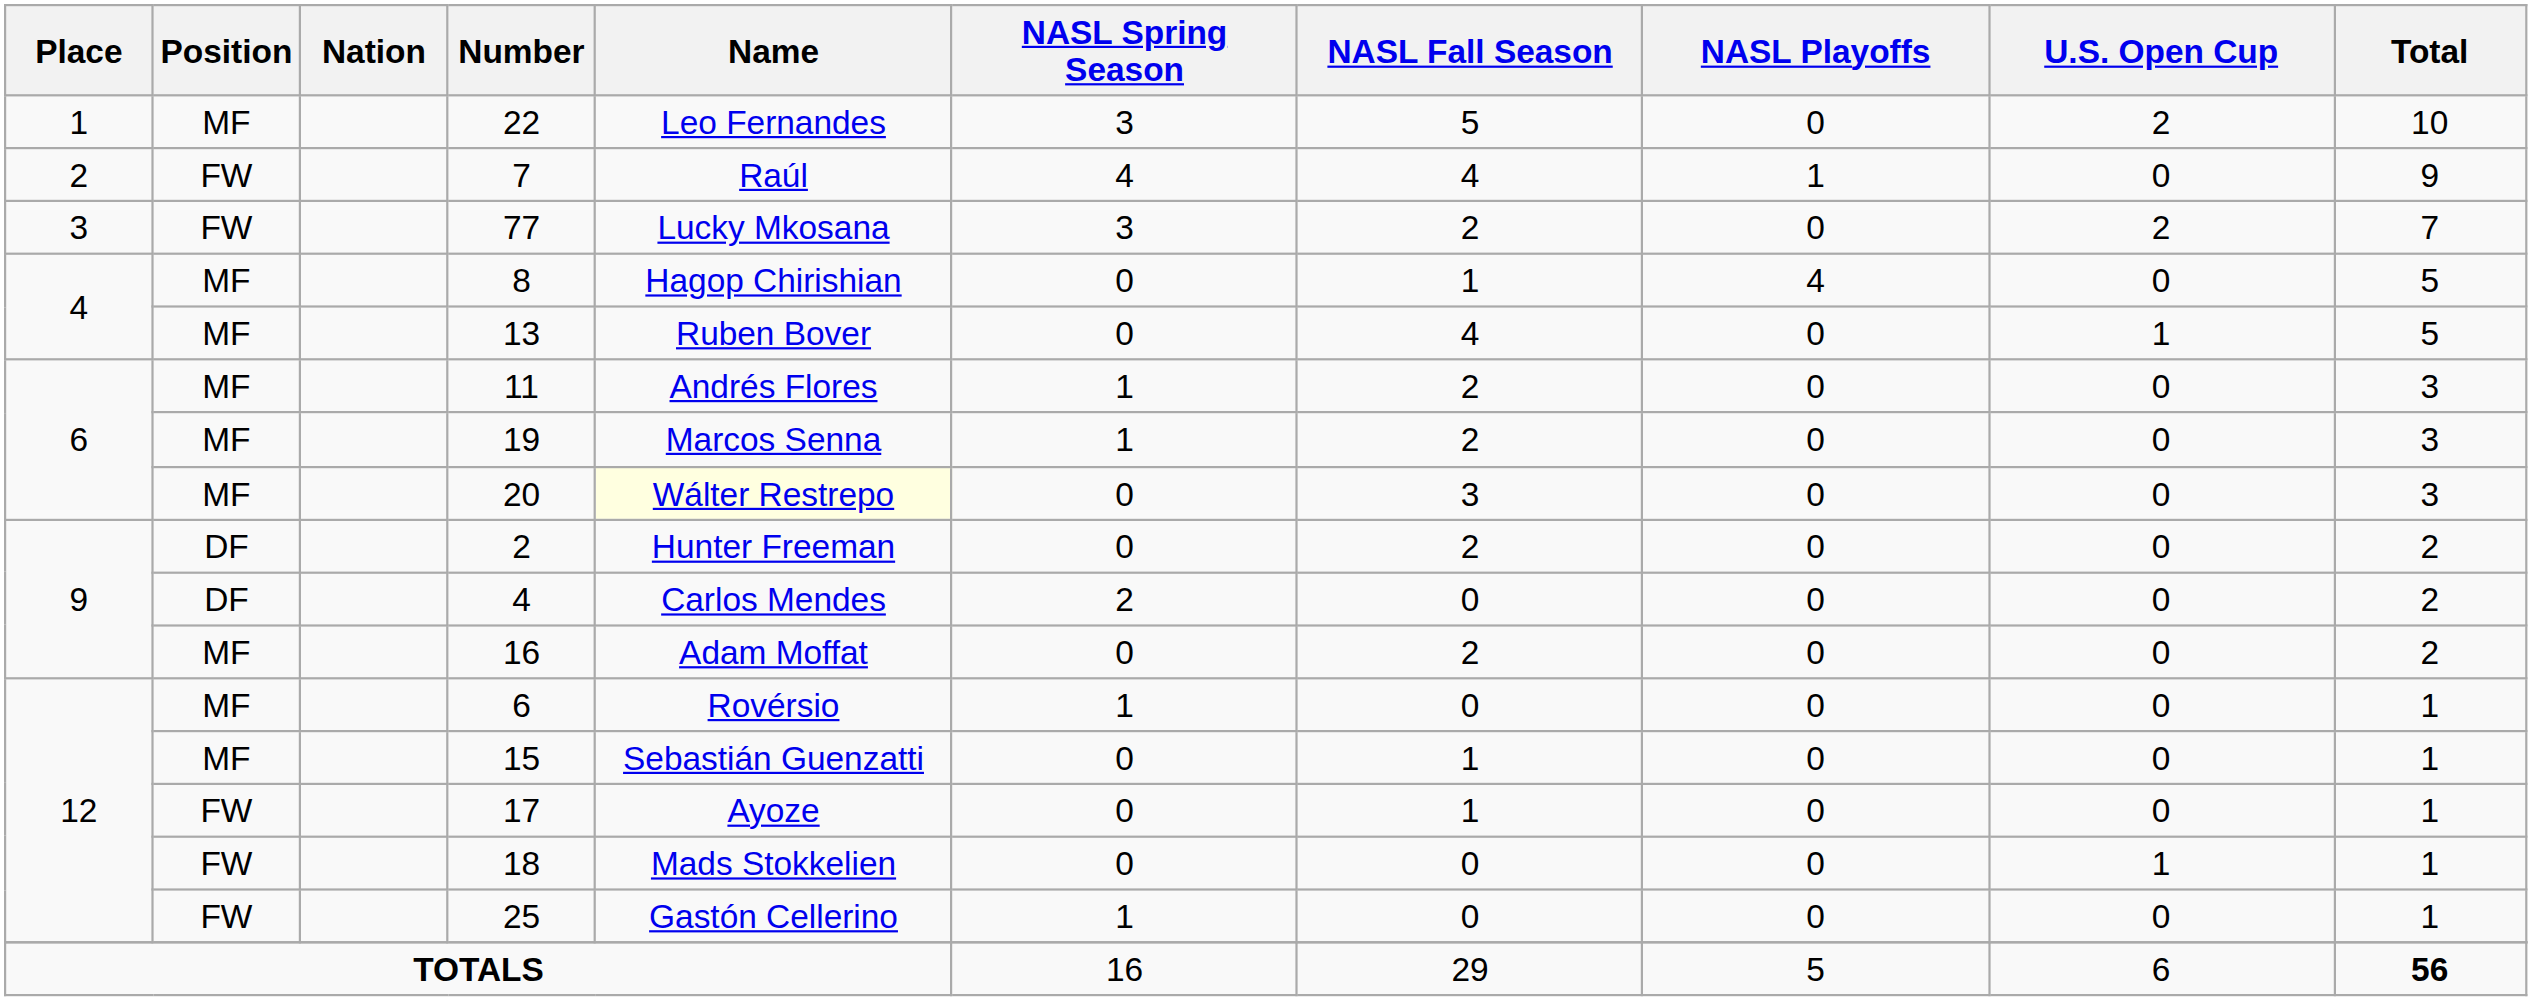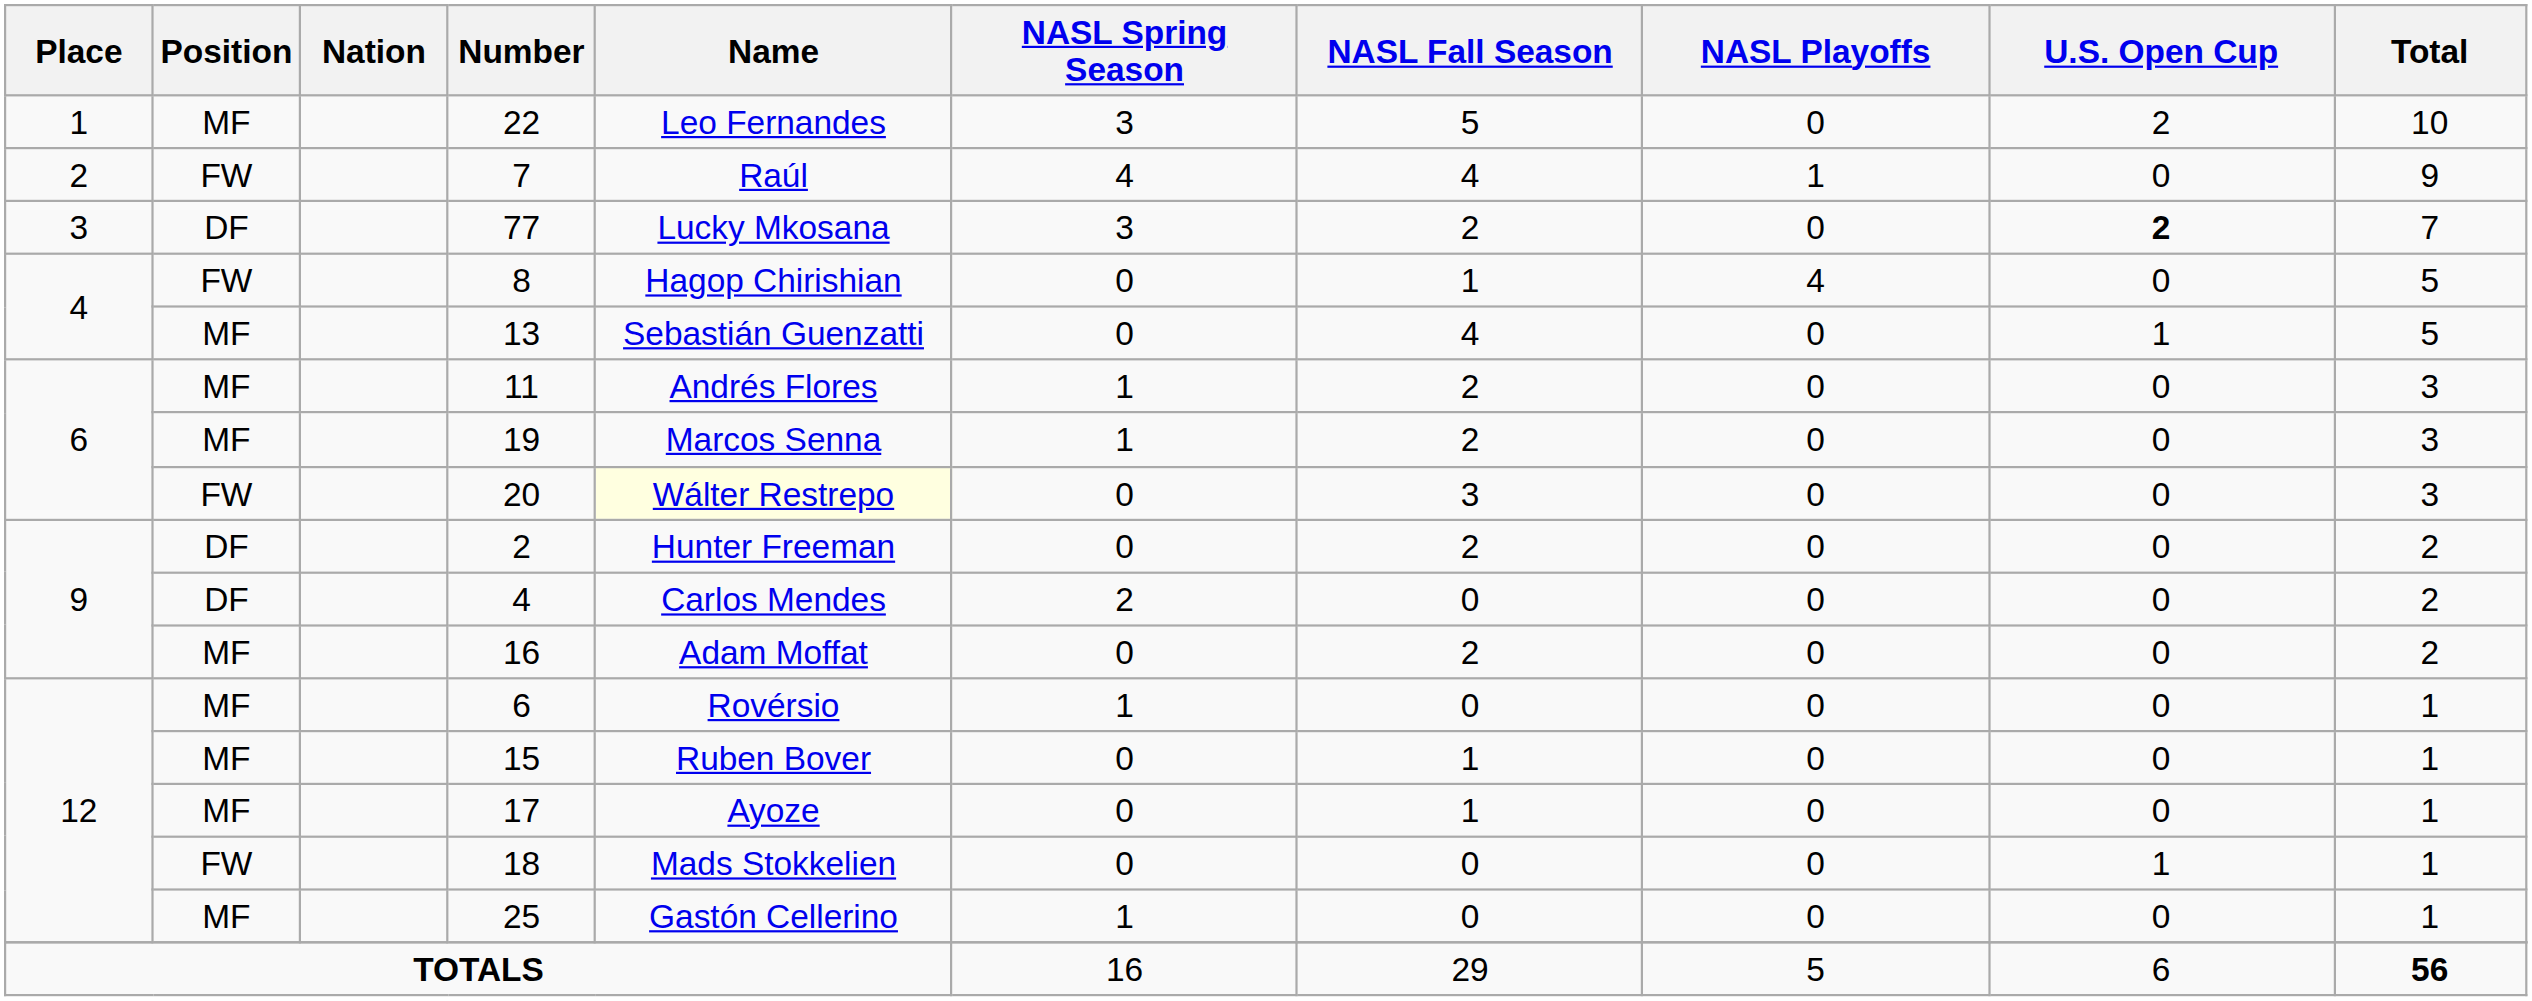(226, 228) FW -> (226, 228) DF
(2161, 228) normal -> (2161, 228) bold
(226, 281) MF -> (226, 281) FW
(774, 334) Ruben Bover -> (774, 334) Sebastián Guenzatti
(226, 493) MF -> (226, 493) FW
(774, 757) Sebastián Guenzatti -> (774, 757) Ruben Bover
(226, 810) FW -> (226, 810) MF
(226, 916) FW -> (226, 916) MF
